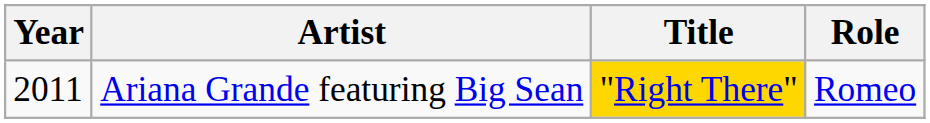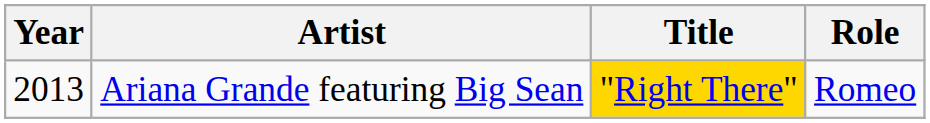(48, 88) 2011 -> (49, 88) 2013
